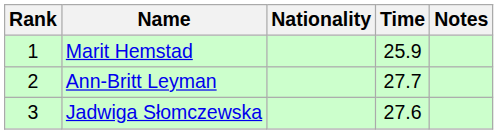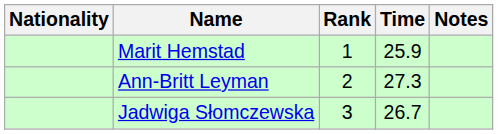columns swapped: (33, 19) <-> (321, 19)
(403, 81) 27.7 -> (403, 81) 27.3
(403, 112) 27.6 -> (403, 112) 26.7
